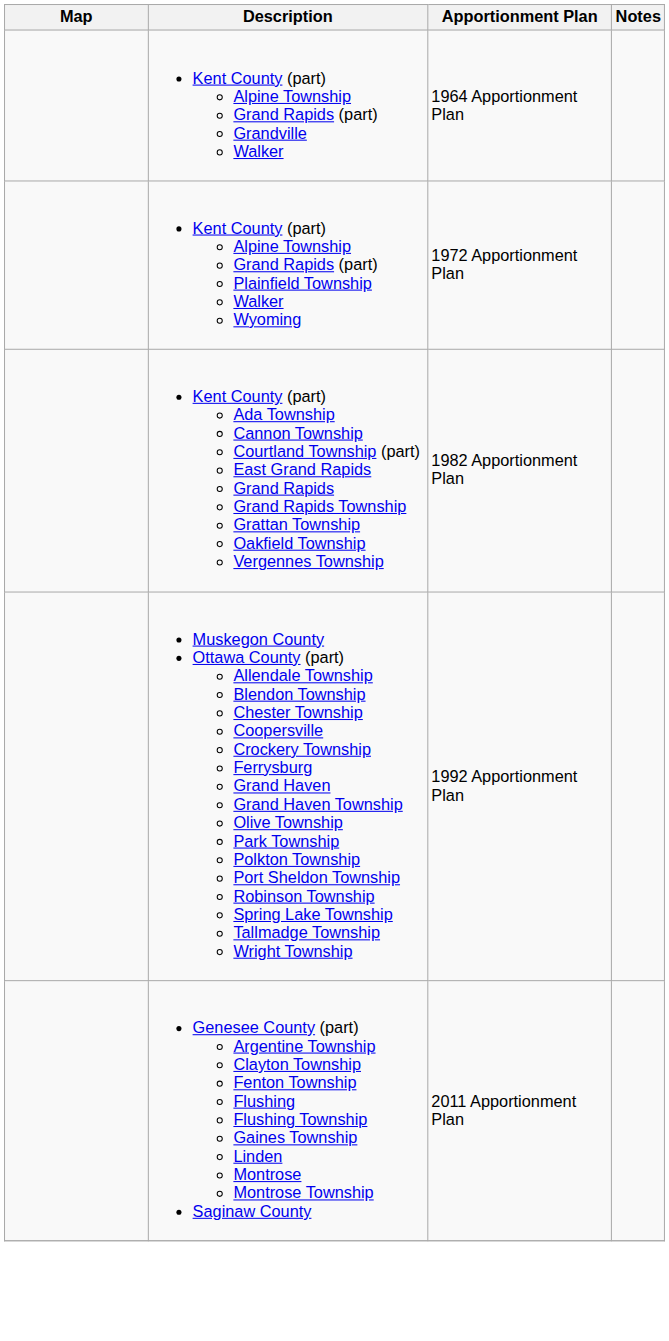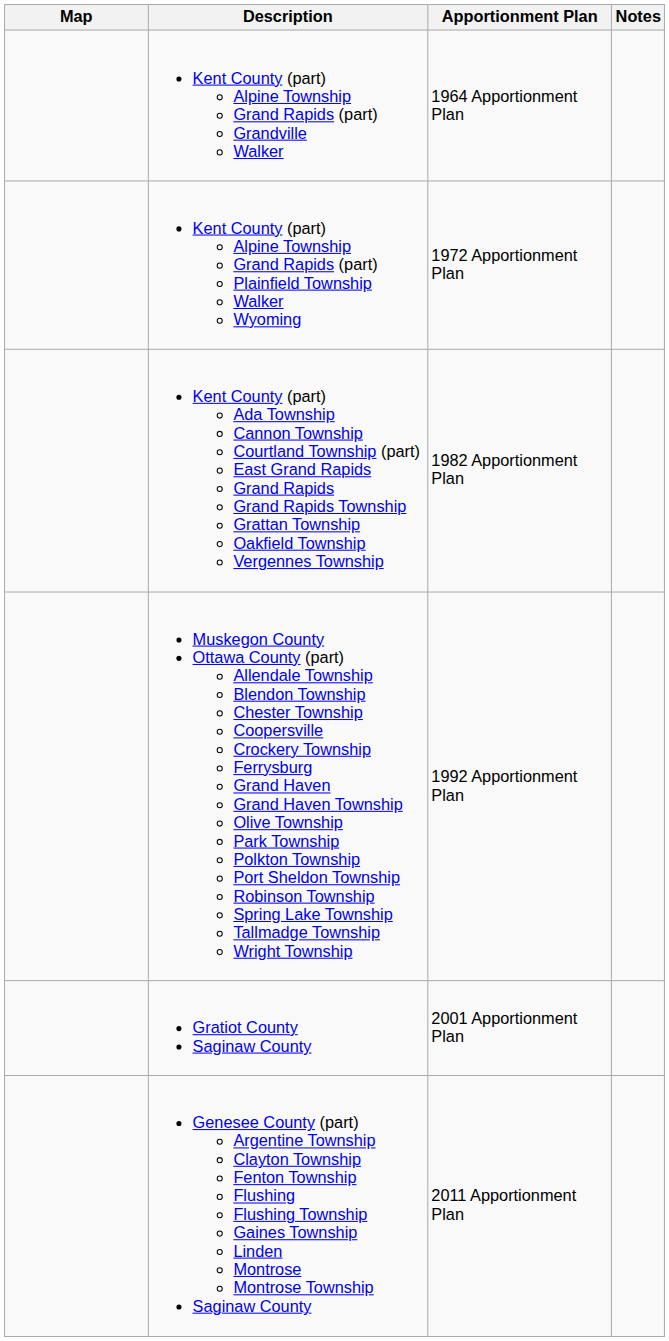+ row: (288, 1037)
